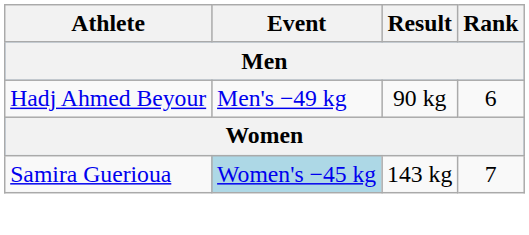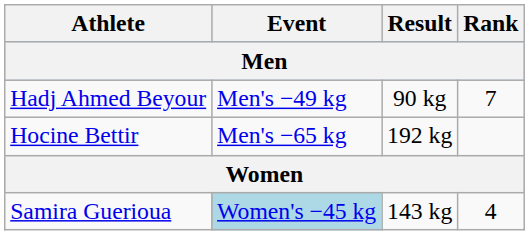(491, 98) 6 -> (491, 98) 7
+ row: (74, 135)
(491, 173) 7 -> (491, 211) 4
